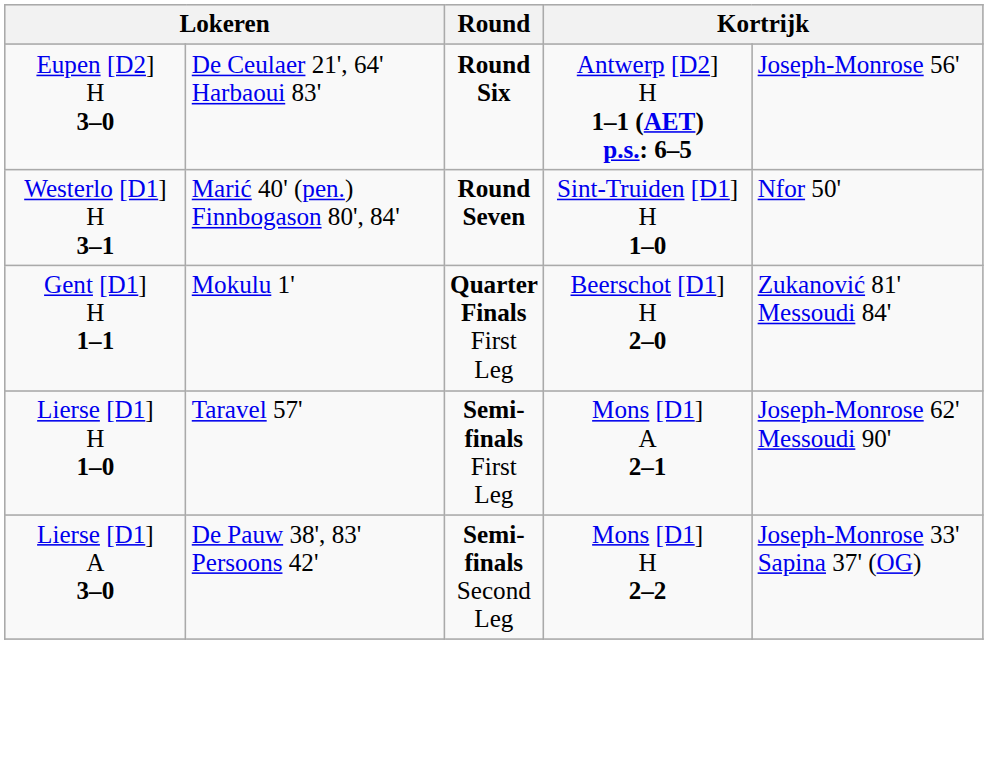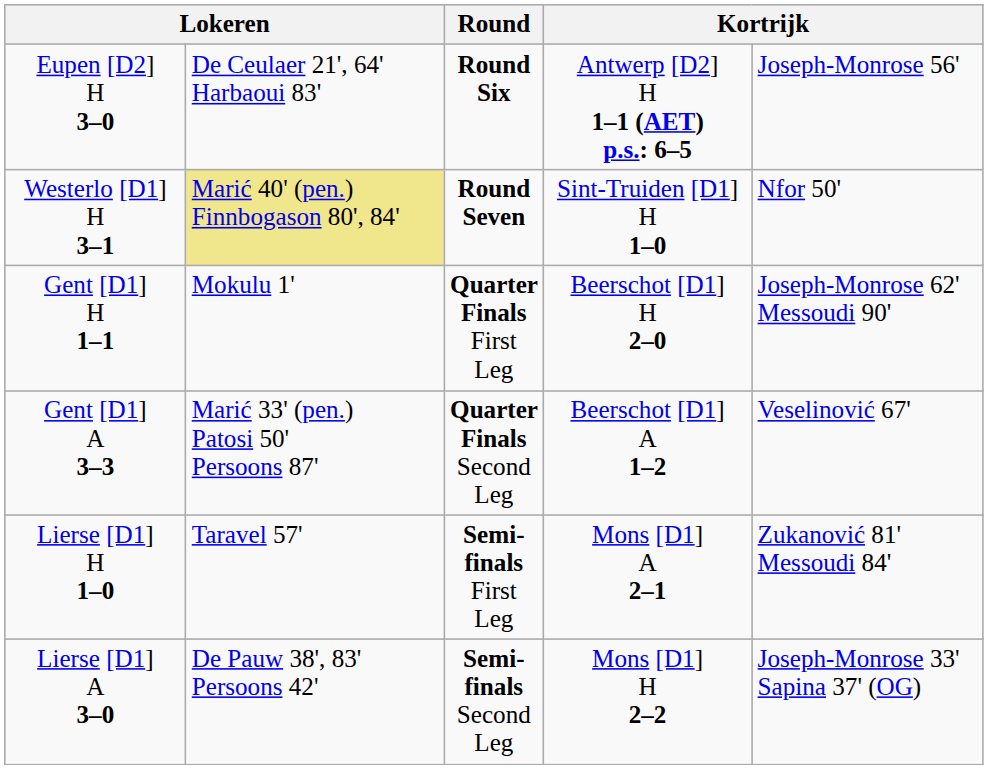(296, 203) no background -> (296, 203) khaki background
(829, 299) Zukanović 81' Messoudi 84' -> (859, 299) Joseph-Monrose 62' Messoudi 90'
+ row: (95, 438)
(859, 423) Joseph-Monrose 62' Messoudi 90' -> (829, 548) Zukanović 81' Messoudi 84'
